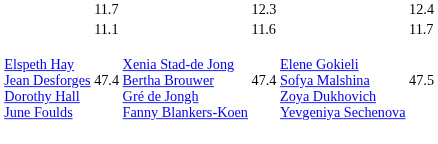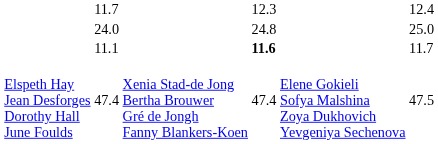+ row: (107, 29)
(264, 29) normal -> (264, 48) bold
